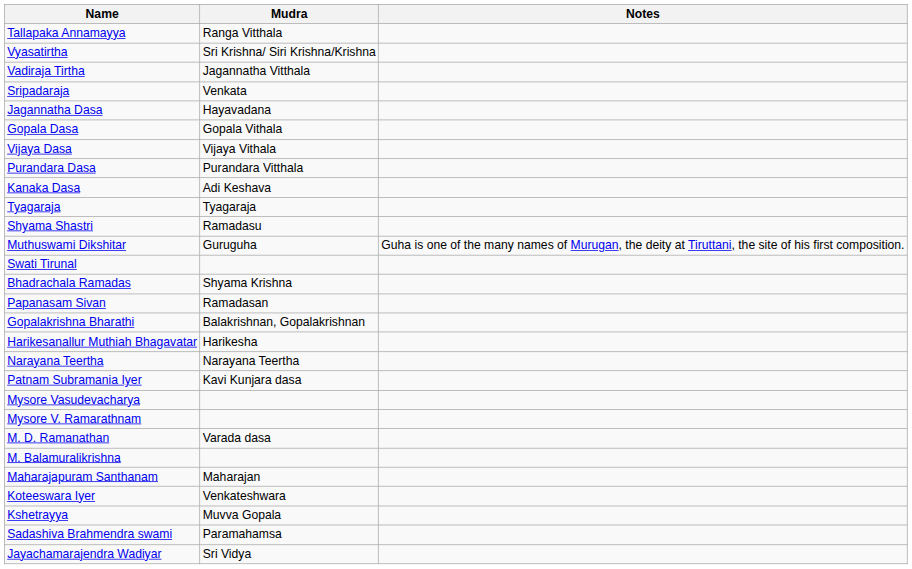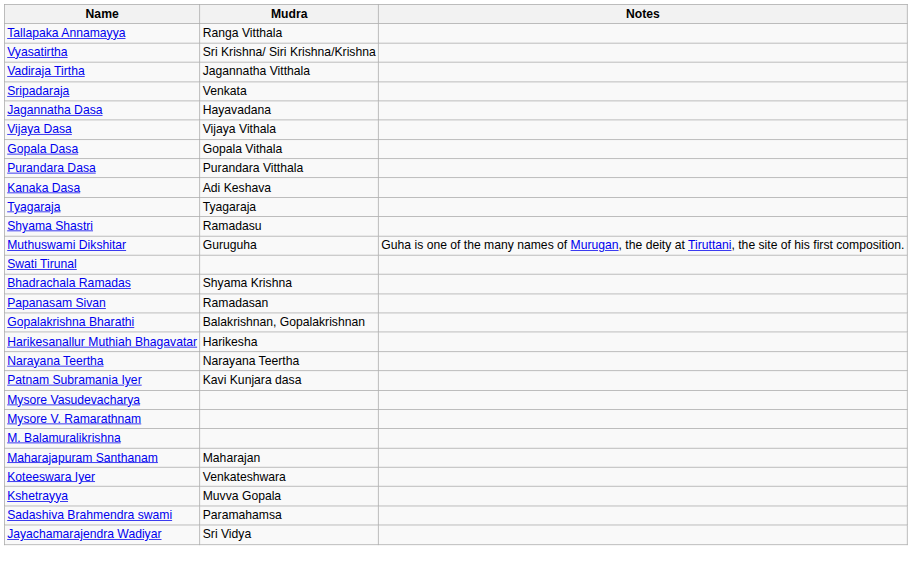rows swapped: (43, 129) <-> (40, 149)
- row: (58, 438)
